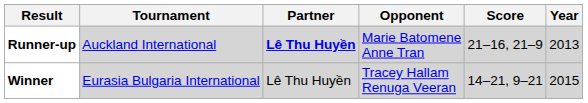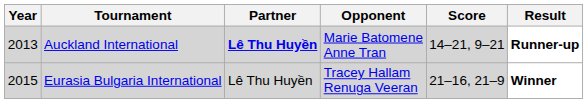columns swapped: (564, 16) <-> (42, 16)
(505, 44) 21–16, 21–9 -> (467, 44) 14–21, 9–21
(505, 81) 14–21, 9–21 -> (467, 81) 21–16, 21–9
